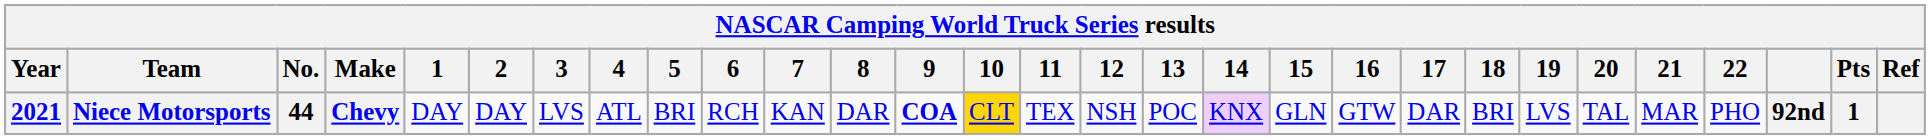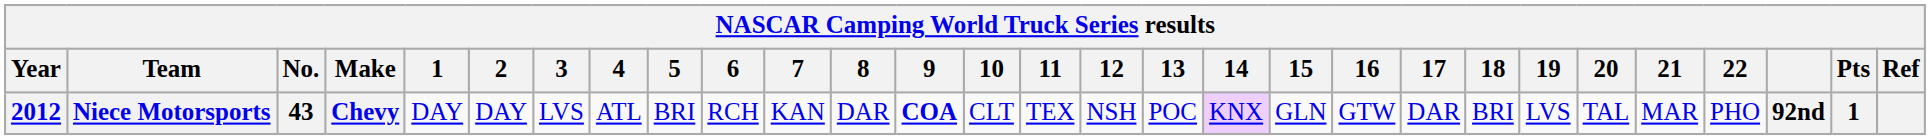(36, 112) 2021 -> (36, 112) 2012
(301, 112) 44 -> (301, 112) 43
(991, 112) gold background -> (991, 112) no background
